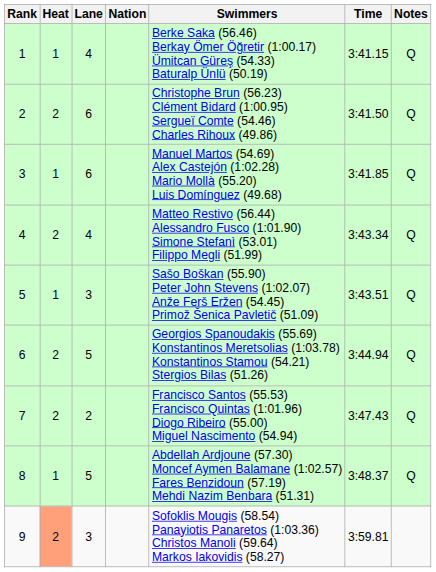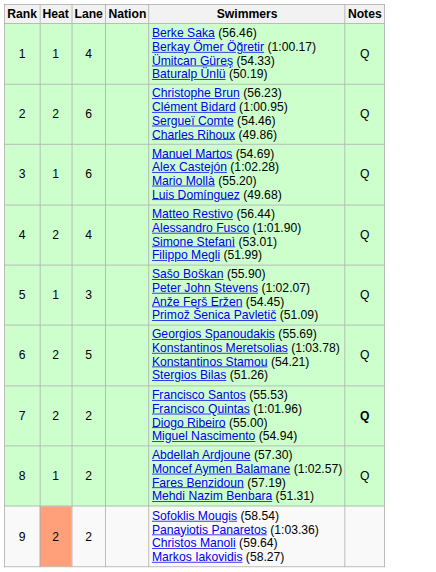- column: (368, 14)
(411, 415) normal -> (365, 415) bold
(89, 476) 5 -> (89, 476) 2
(89, 536) 3 -> (89, 536) 2
